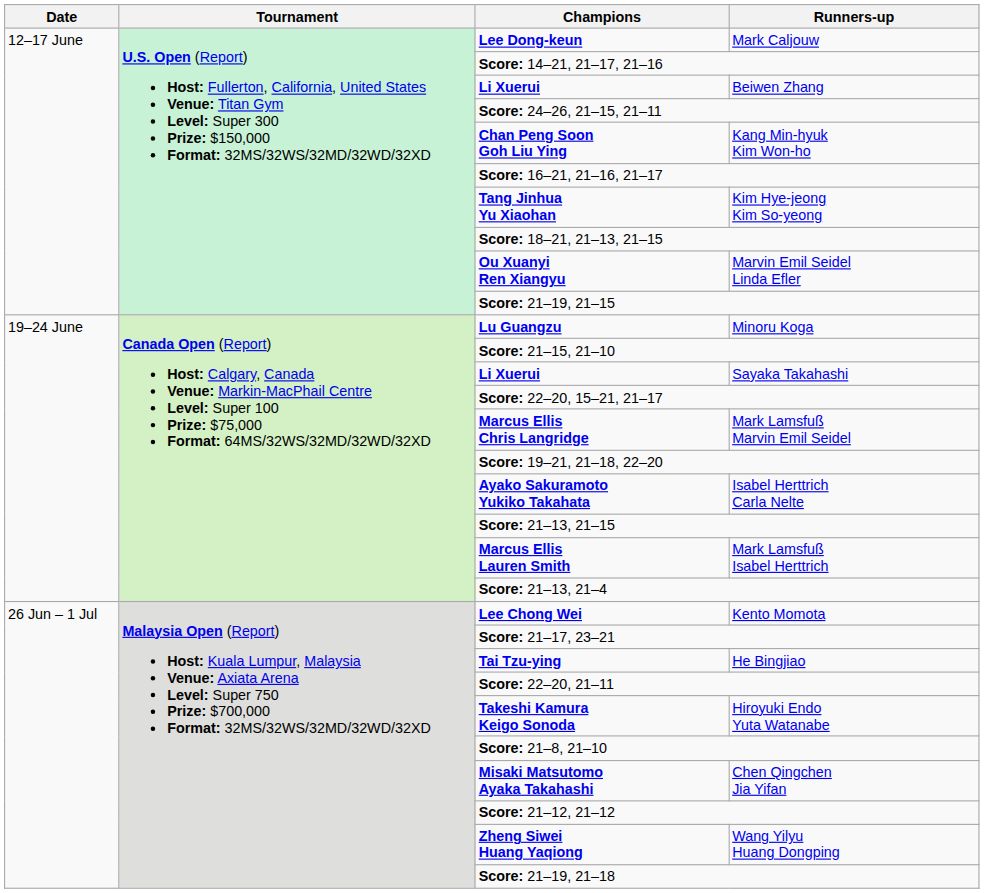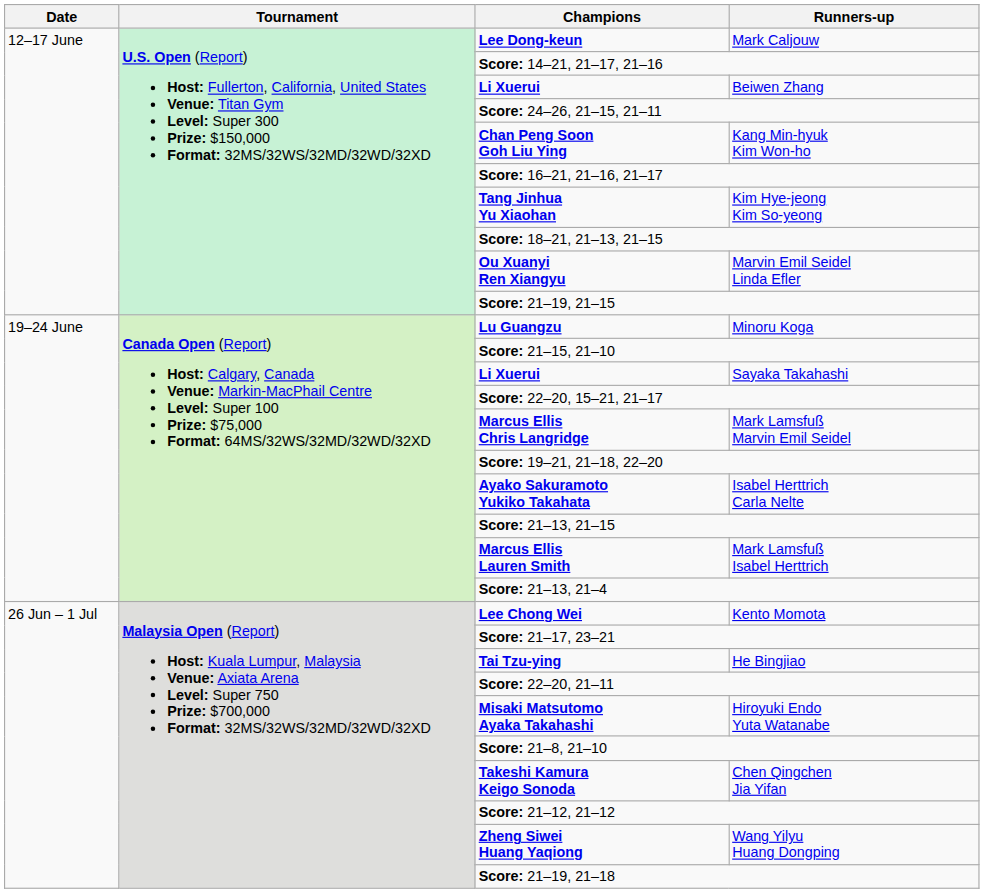(534, 716) Takeshi Kamura Keigo Sonoda -> (541, 716) Misaki Matsutomo Ayaka Takahashi
(541, 780) Misaki Matsutomo Ayaka Takahashi -> (534, 780) Takeshi Kamura Keigo Sonoda
